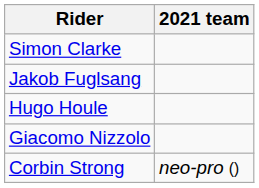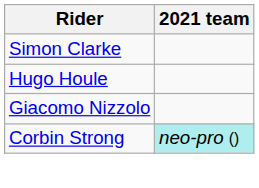- row: (75, 78)
(199, 167) no background -> (199, 138) paleturquoise background
